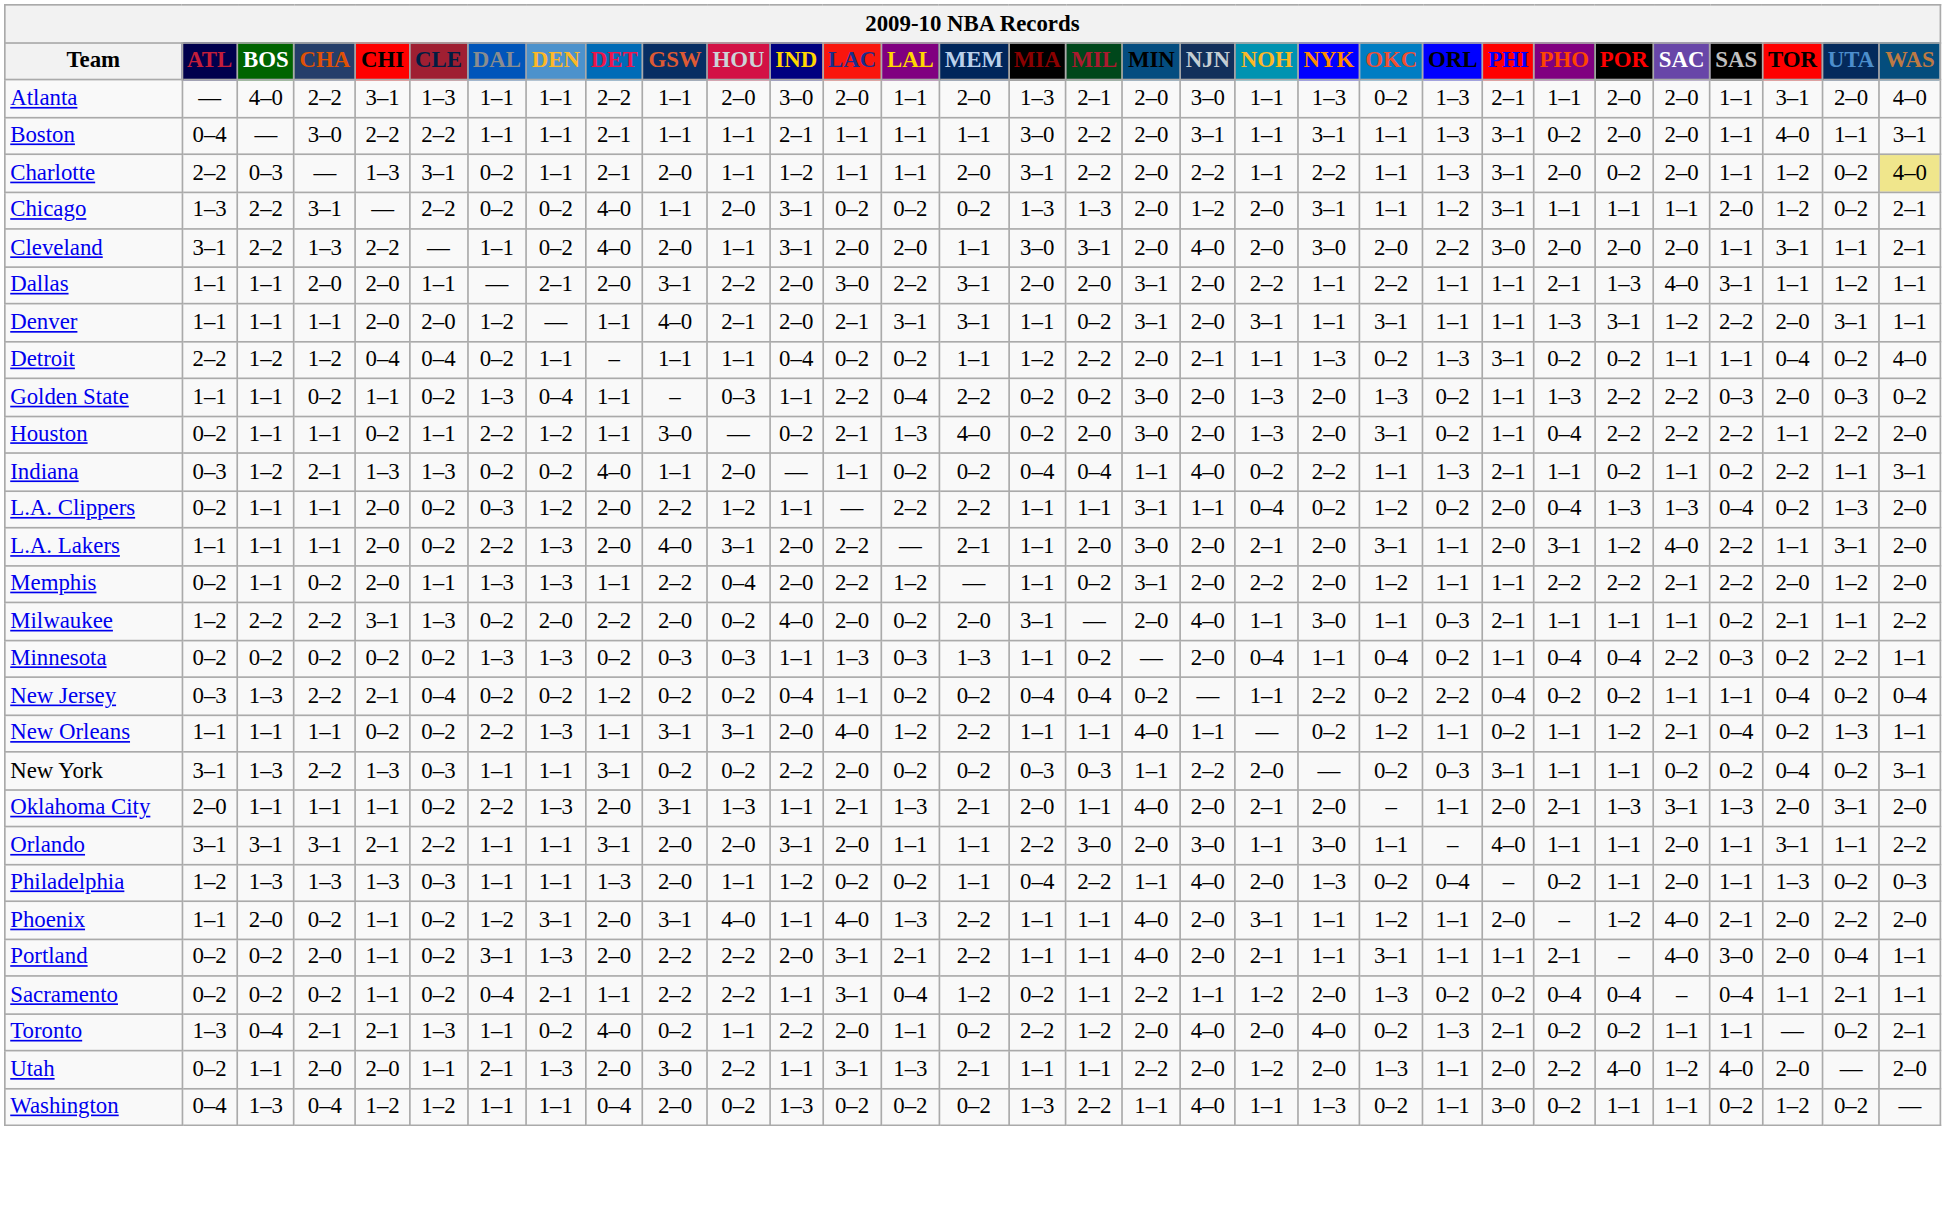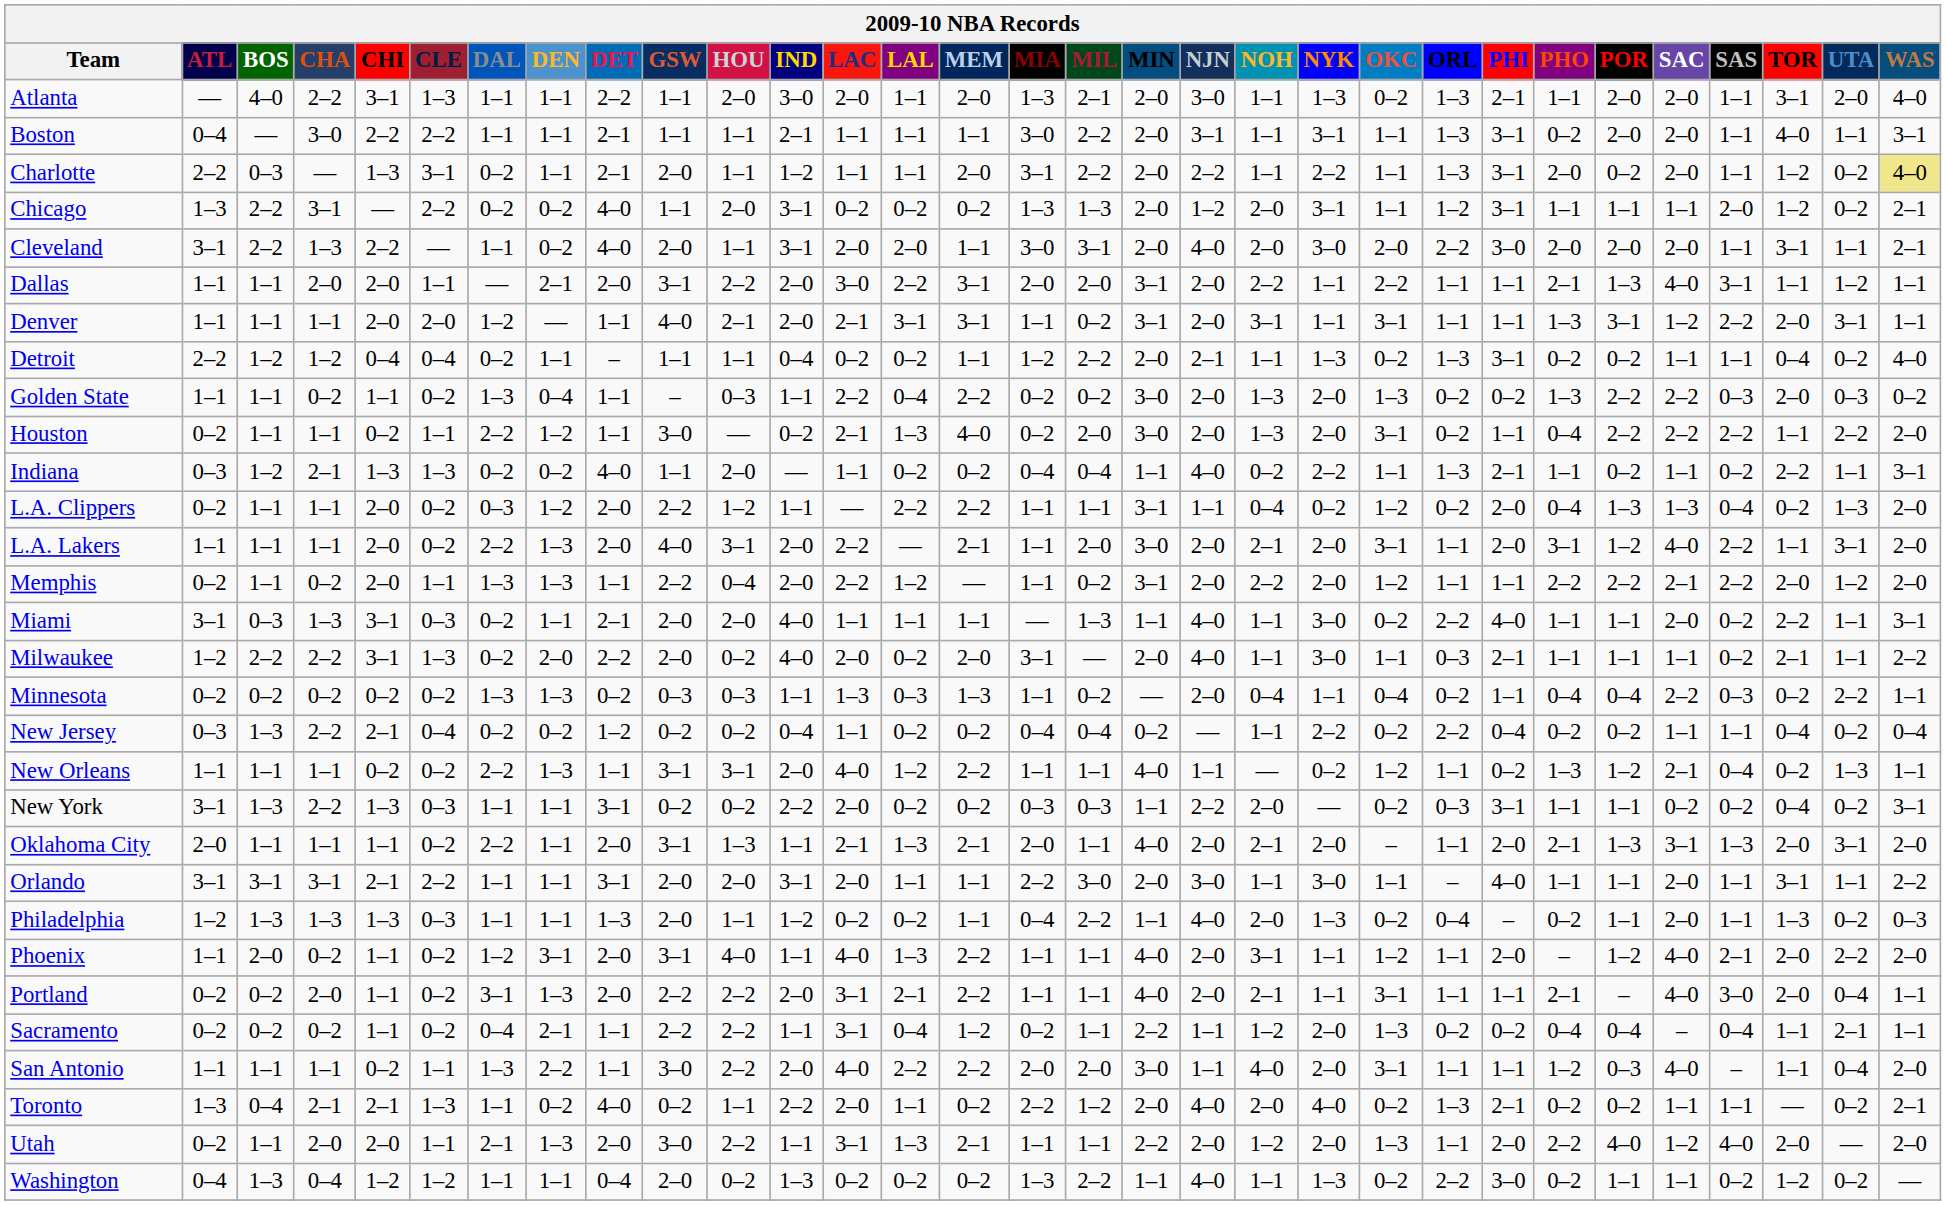(1508, 396) 1–1 -> (1508, 396) 0–2
+ row: (41, 620)
(1564, 732) 1–1 -> (1564, 769) 1–3
(556, 807) 1–3 -> (556, 844) 1–1
+ row: (67, 1068)
(1453, 1106) 1–1 -> (1453, 1180) 2–2
